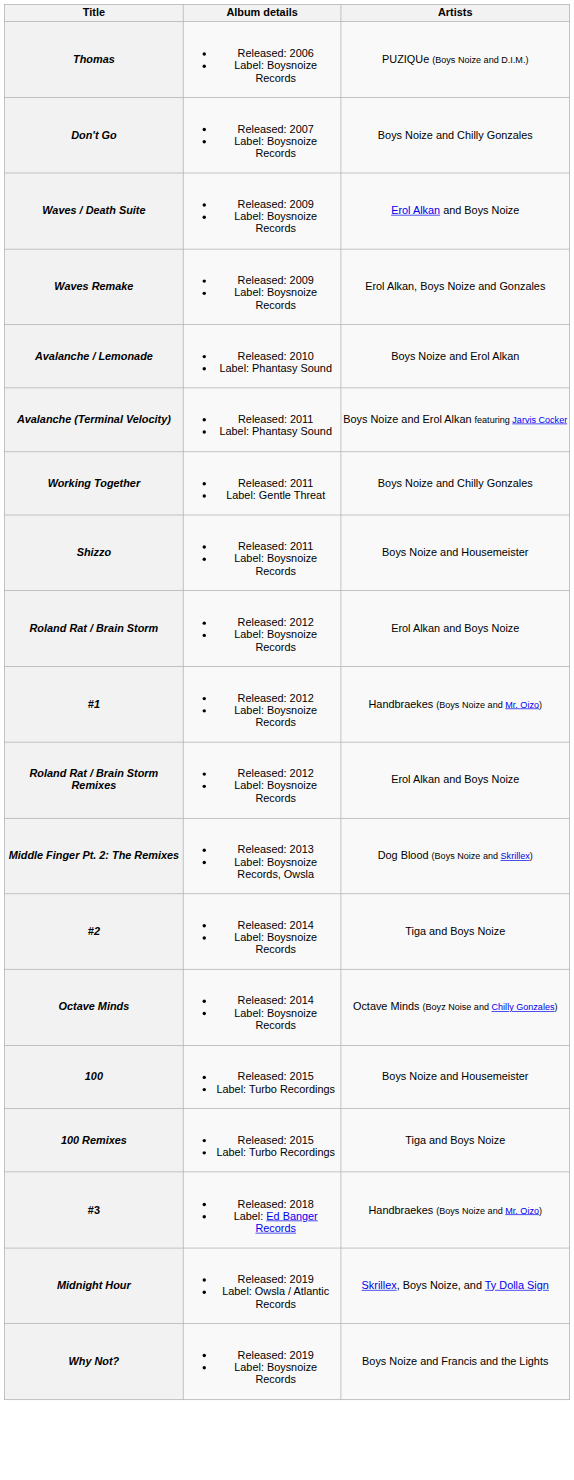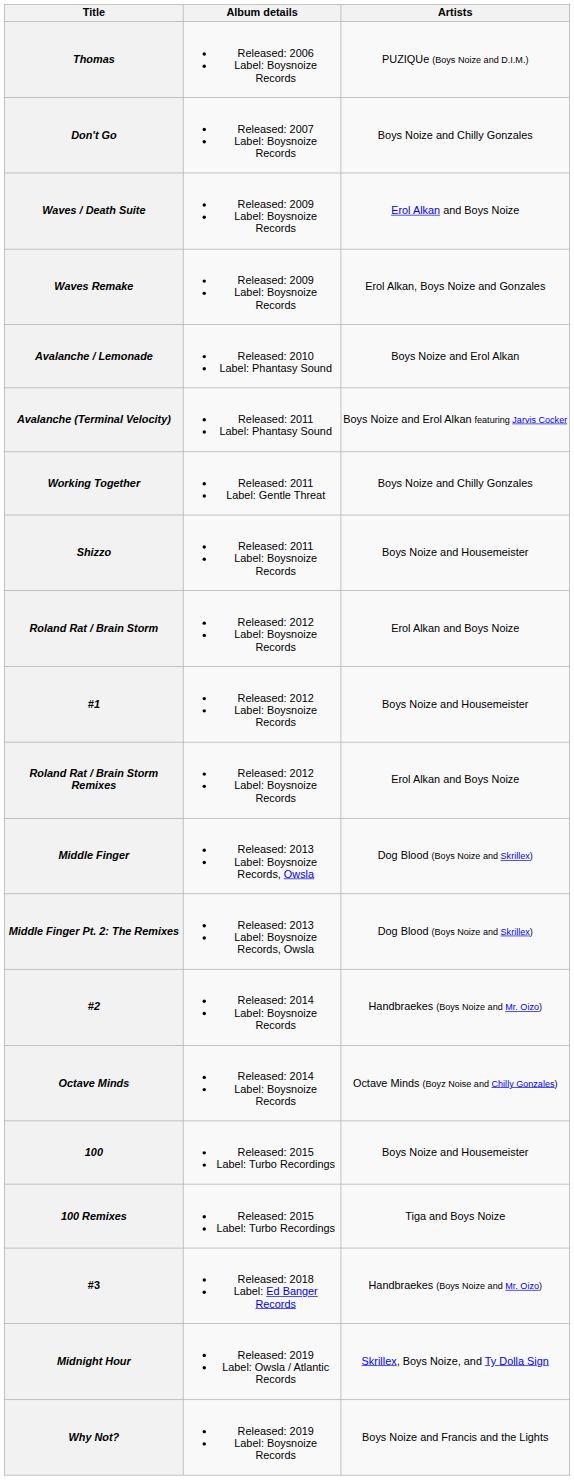(455, 704) Handbraekes (Boys Noize and Mr. Oizo) -> (455, 704) Boys Noize and Housemeister
+ row: (94, 855)
(455, 931) Tiga and Boys Noize -> (455, 1007) Handbraekes (Boys Noize and Mr. Oizo)
